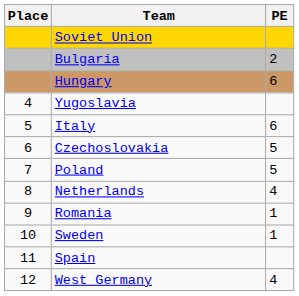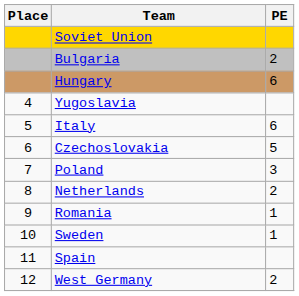(273, 170) 5 -> (273, 170) 3
(273, 192) 4 -> (273, 192) 2
(273, 280) 4 -> (273, 280) 2
